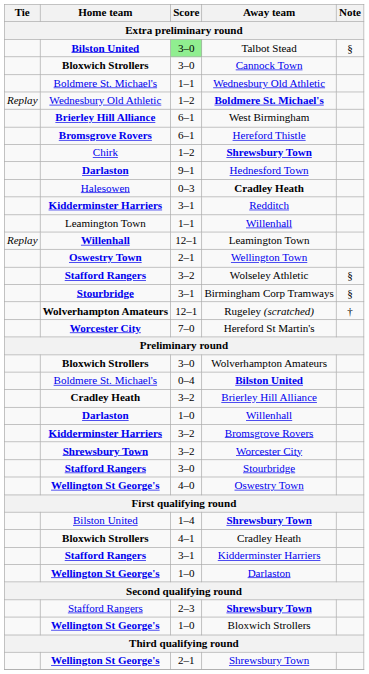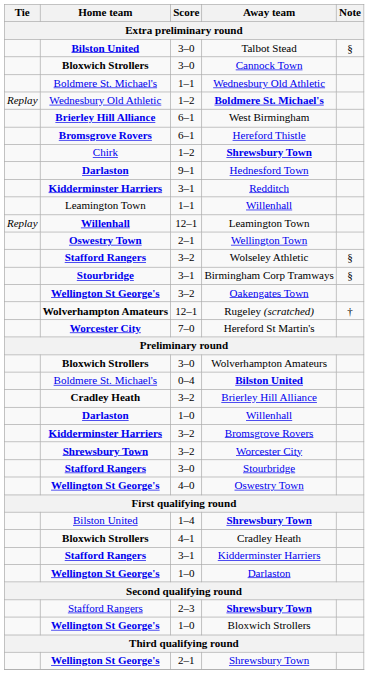(186, 48) lightgreen background -> (186, 48) no background
- row: (105, 188)
+ row: (105, 293)
